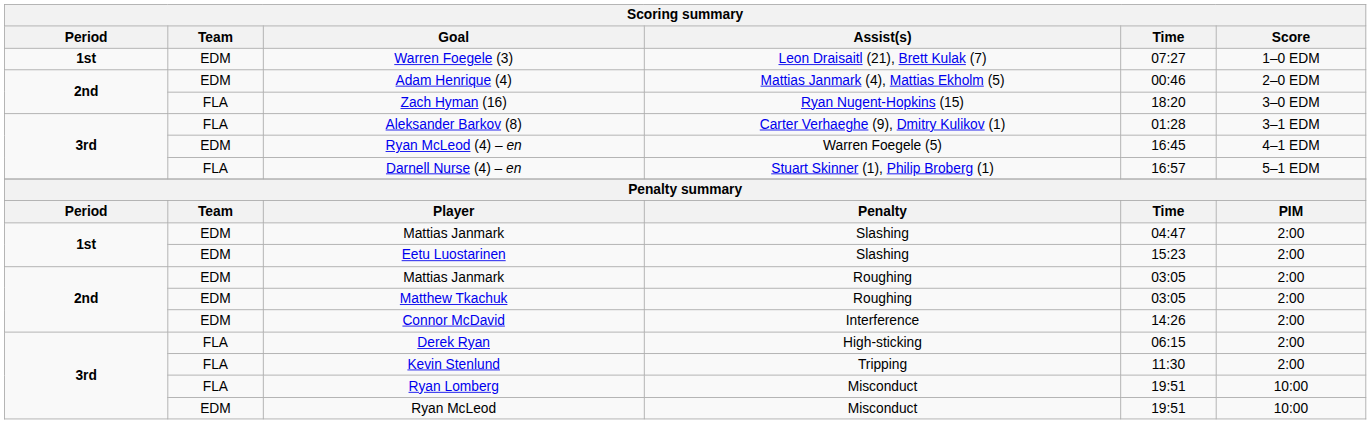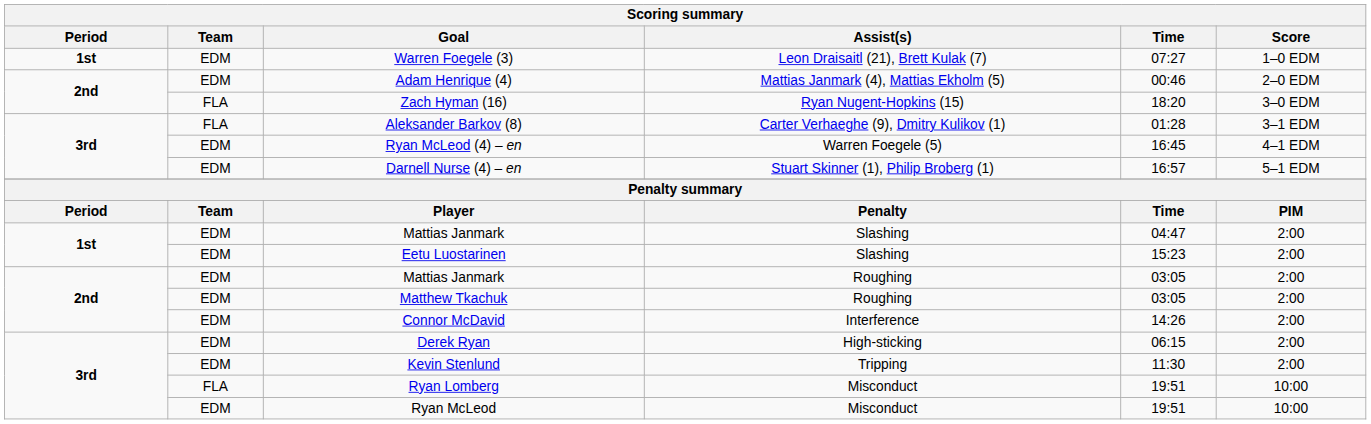(215, 168) FLA -> (215, 168) EDM
(215, 342) FLA -> (215, 342) EDM
(215, 364) FLA -> (215, 364) EDM
